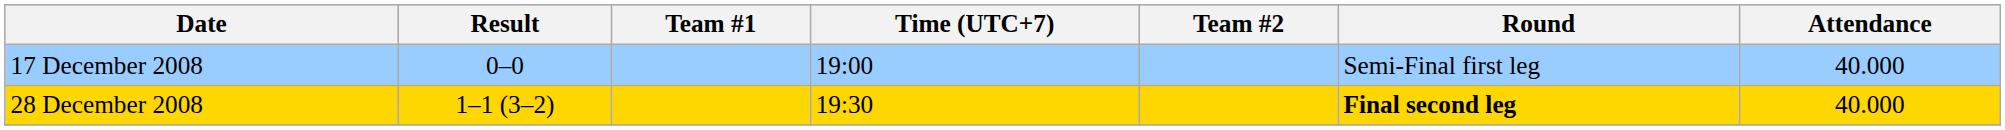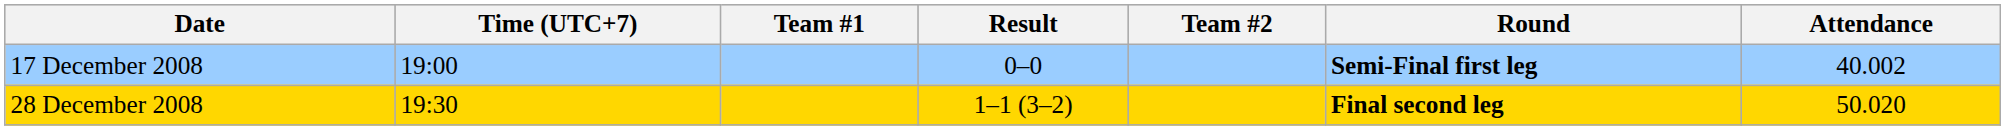columns swapped: (975, 24) <-> (505, 24)
(1442, 64) normal -> (1434, 64) bold
(1870, 64) 40.000 -> (1871, 64) 40.002
(1870, 104) 40.000 -> (1871, 104) 50.020
